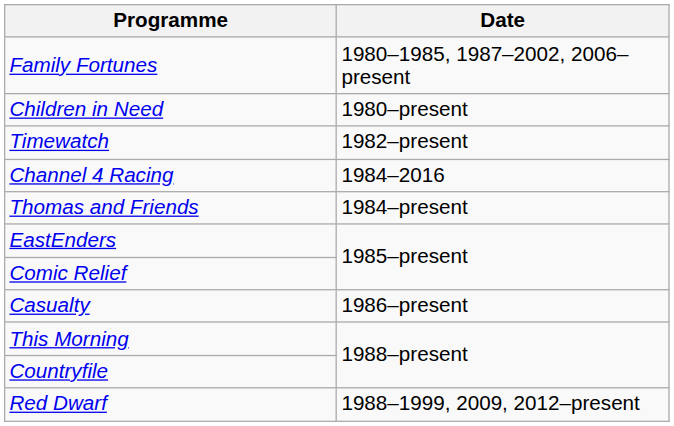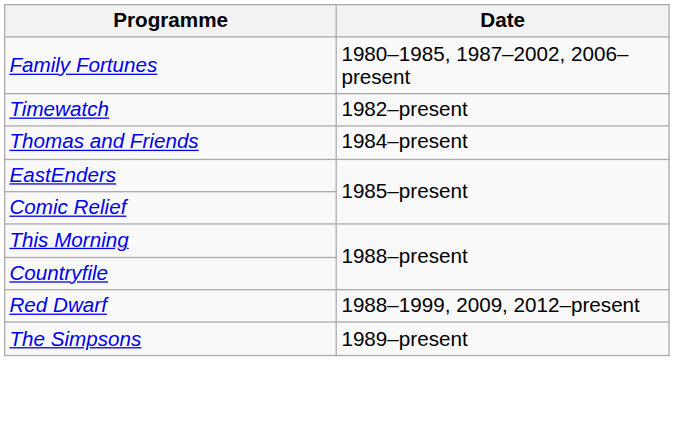- row: (86, 109)
- row: (91, 175)
- row: (50, 305)
+ row: (75, 338)
